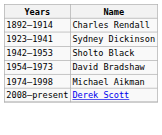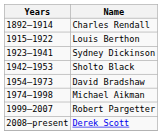+ row: (106, 39)
+ row: (114, 109)
